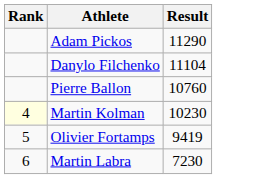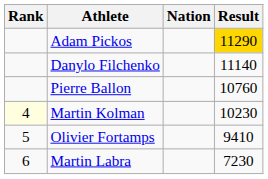+ column: (189, 16)
(188, 40) no background -> (238, 40) gold background
(188, 64) 11104 -> (238, 64) 11140
(188, 137) 9419 -> (238, 137) 9410
